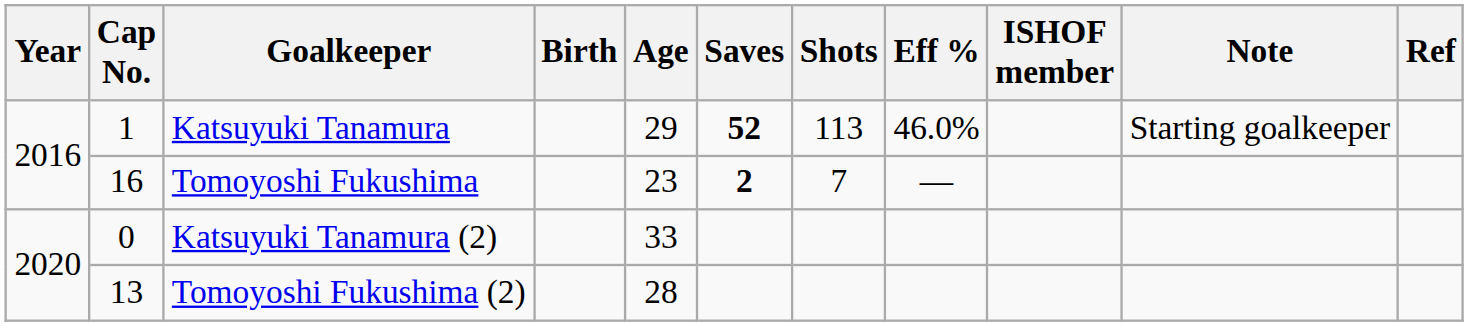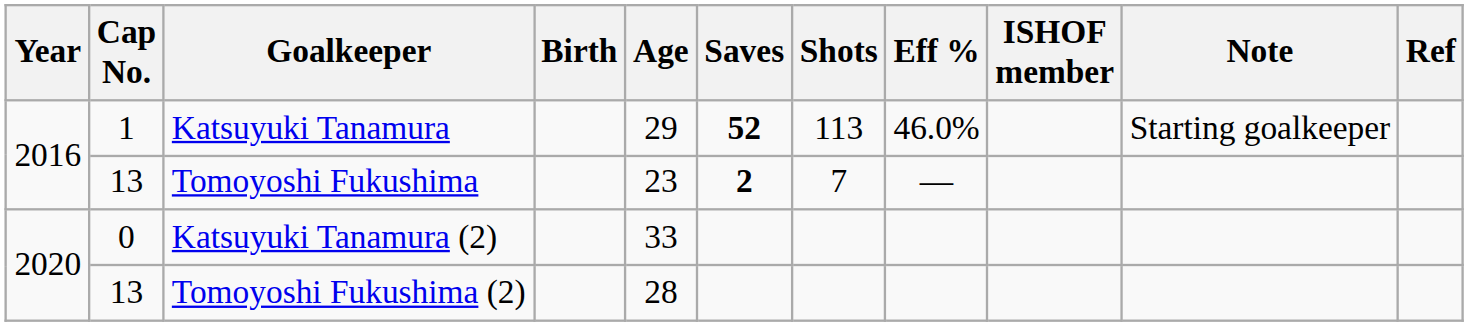(126, 182) 16 -> (126, 182) 13
